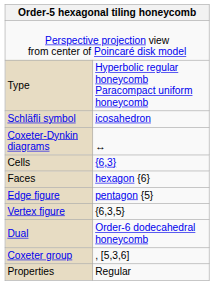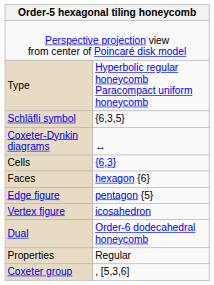(123, 119) icosahedron -> (110, 119) {6,3,5}
(110, 211) {6,3,5} -> (123, 211) icosahedron
rows swapped: (40, 255) <-> (31, 272)
